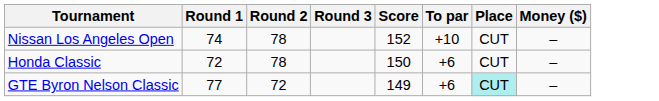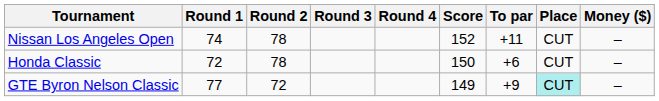+ column: (407, 16)
(447, 39) +10 -> (511, 39) +11
(447, 85) +6 -> (511, 85) +9
